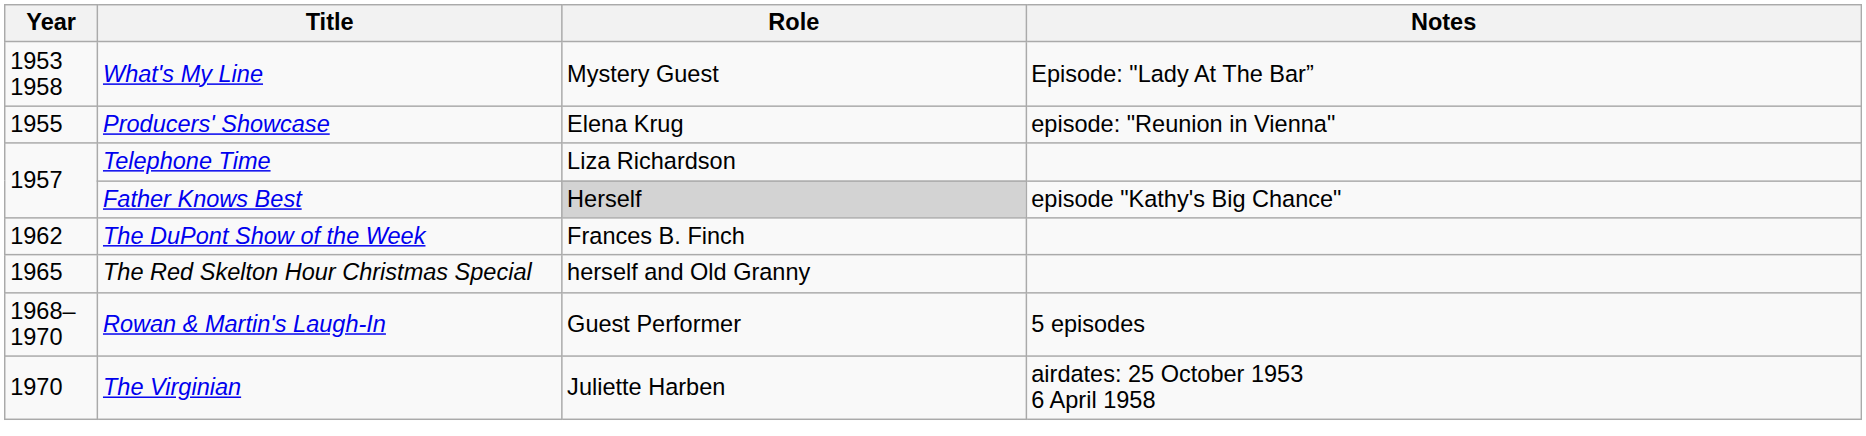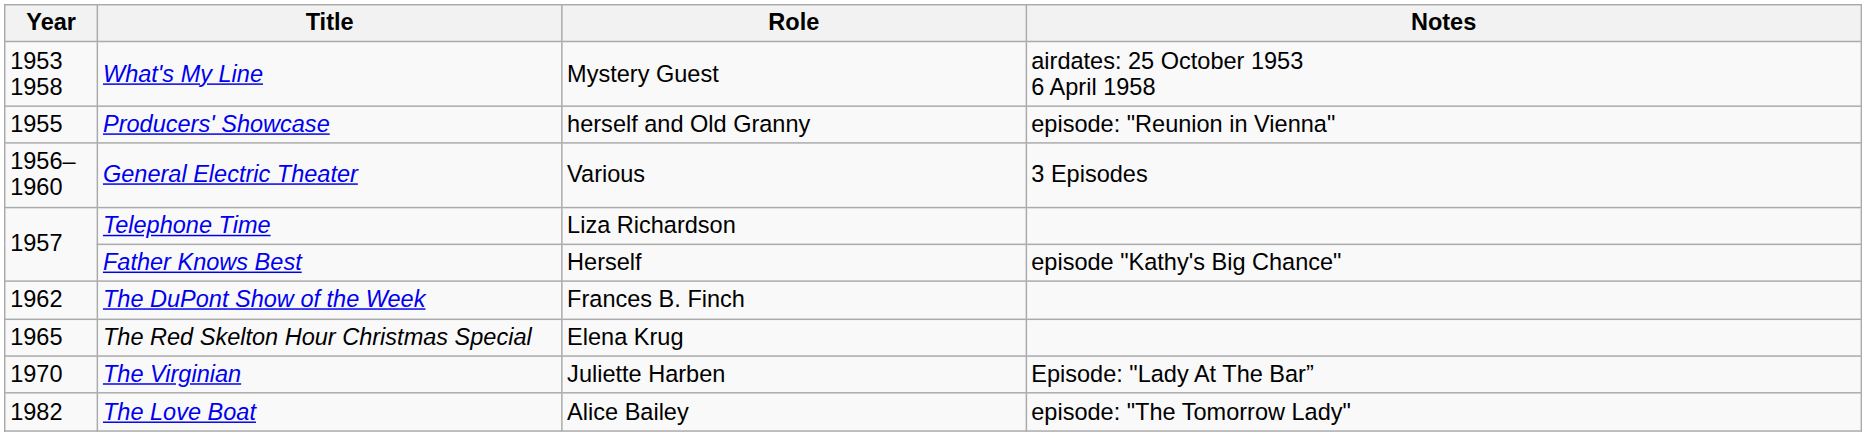(1173, 73) Episode: "Lady At The Bar” -> (1167, 73) airdates: 25 October 1953 6 April 1958
(625, 124) Elena Krug -> (689, 124) herself and Old Granny
+ row: (230, 174)
(604, 198) lightgrey background -> (604, 262) no background
(689, 273) herself and Old Granny -> (625, 337) Elena Krug
- row: (244, 323)
(1167, 387) airdates: 25 October 1953 6 April 1958 -> (1173, 374) Episode: "Lady At The Bar”
+ row: (179, 411)
